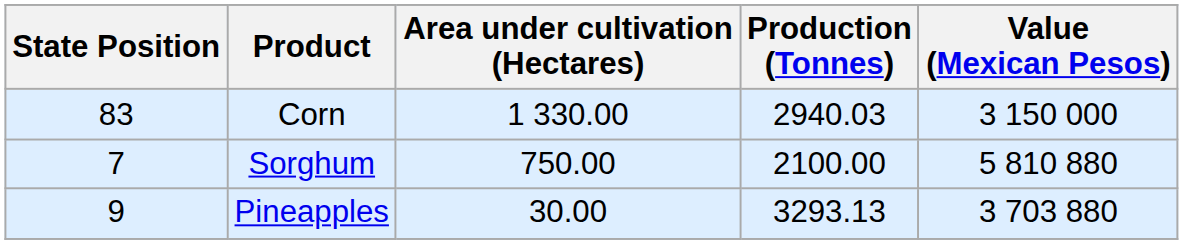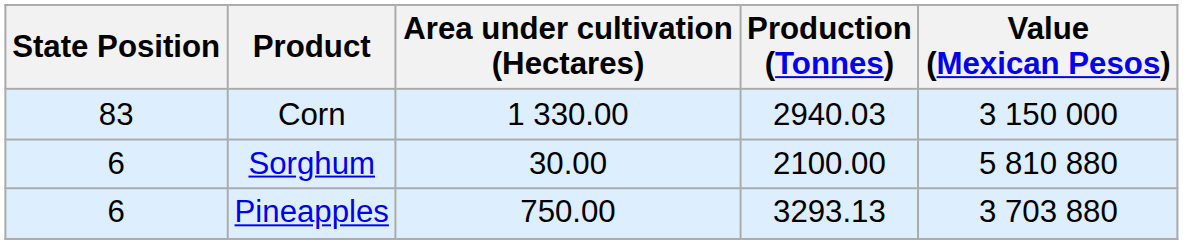(116, 163) 7 -> (116, 163) 6
(568, 163) 750.00 -> (568, 163) 30.00
(116, 212) 9 -> (116, 212) 6
(568, 212) 30.00 -> (568, 212) 750.00
